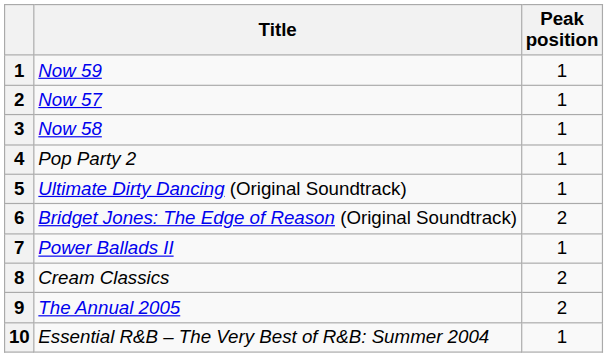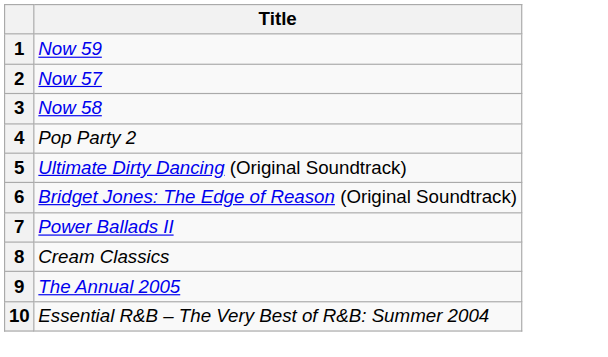- column: (562, 29)
